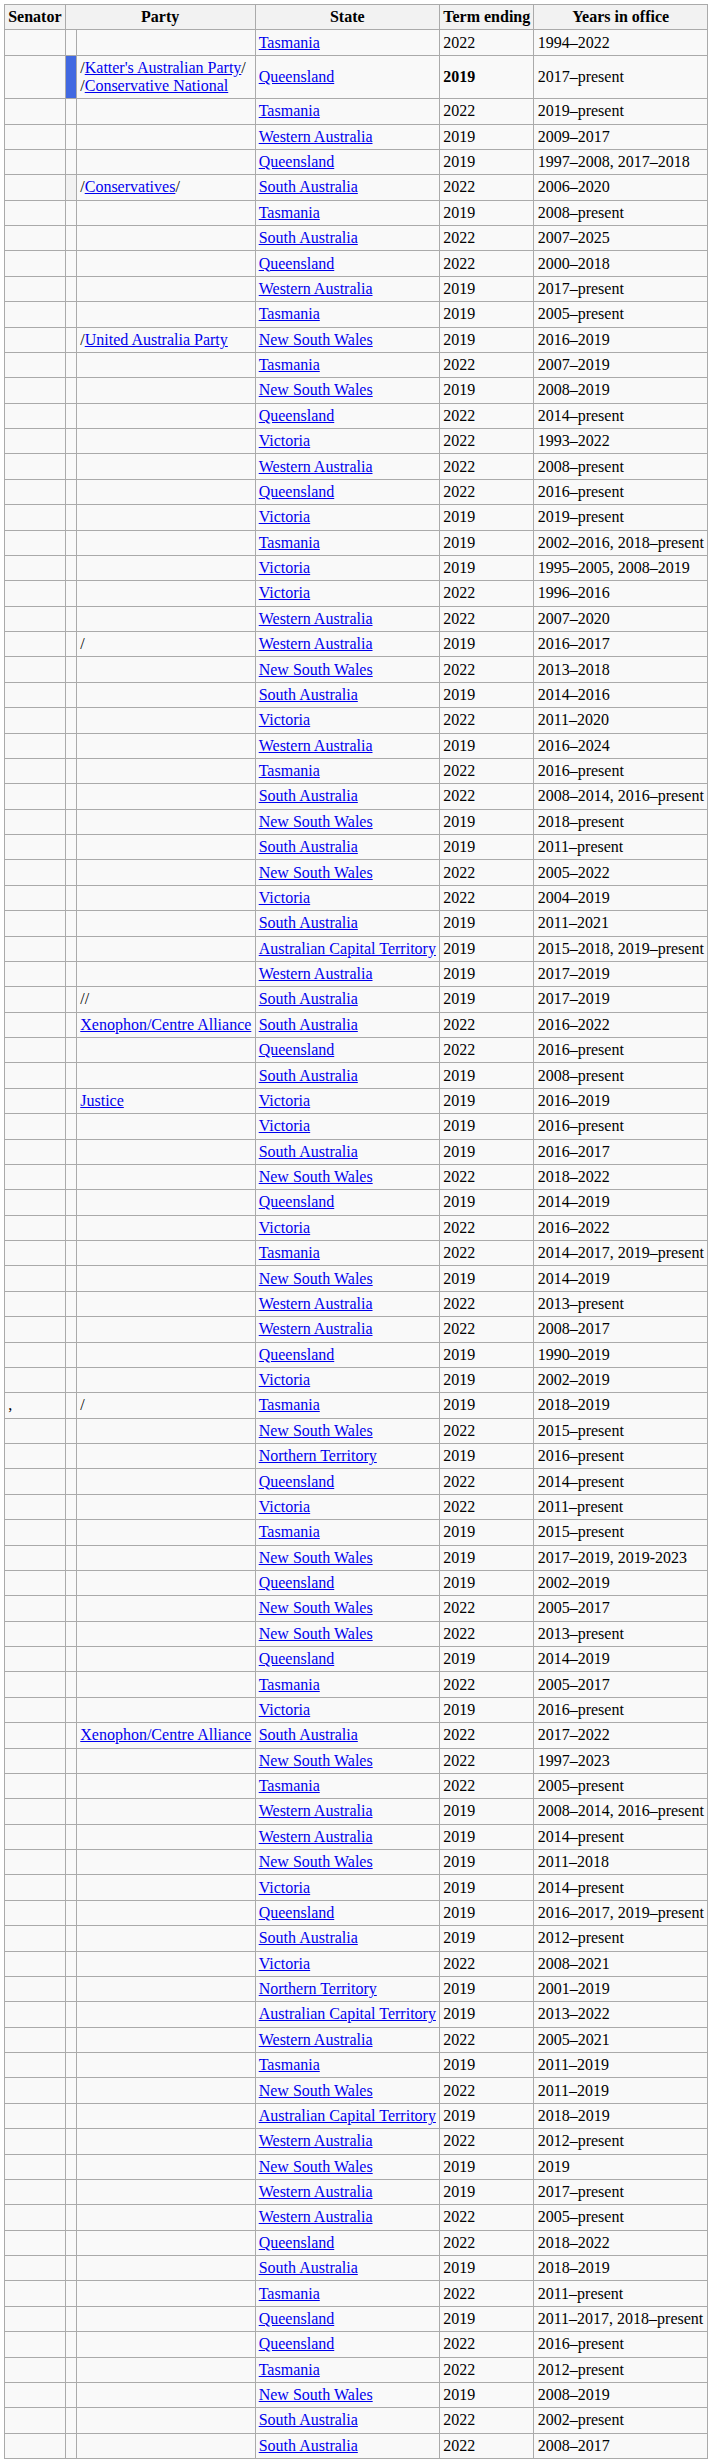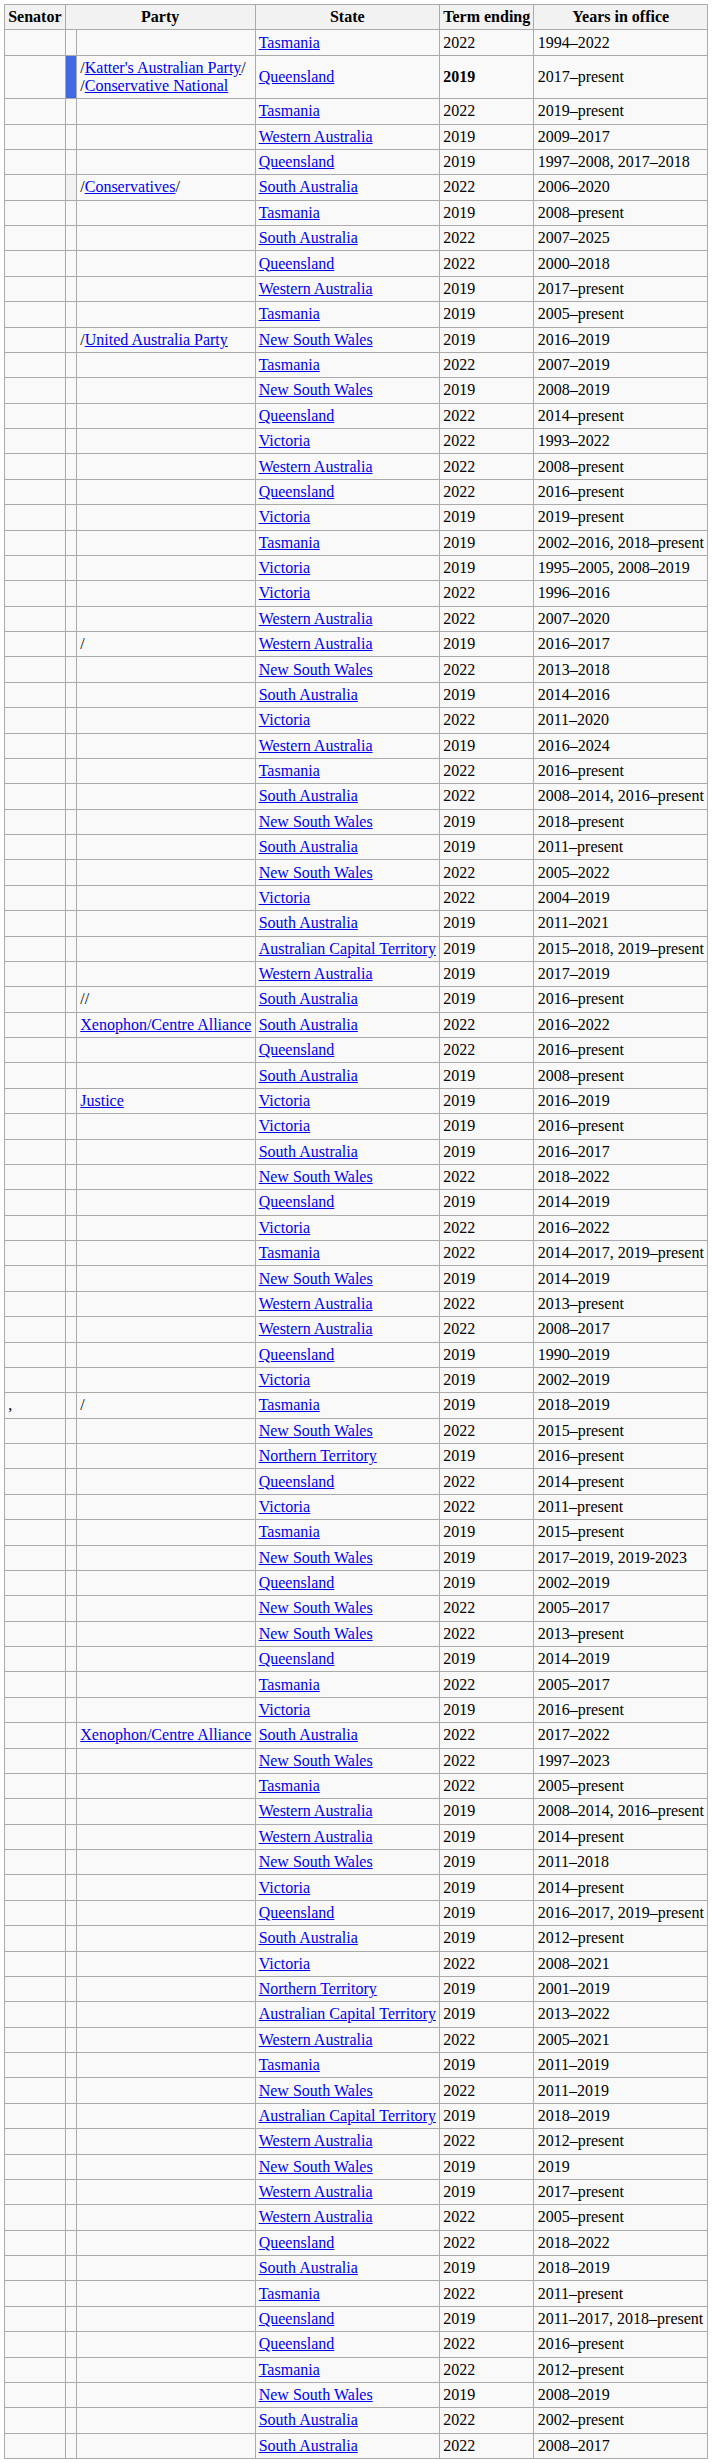(574, 999) 2017–2019 -> (581, 999) 2016–present
